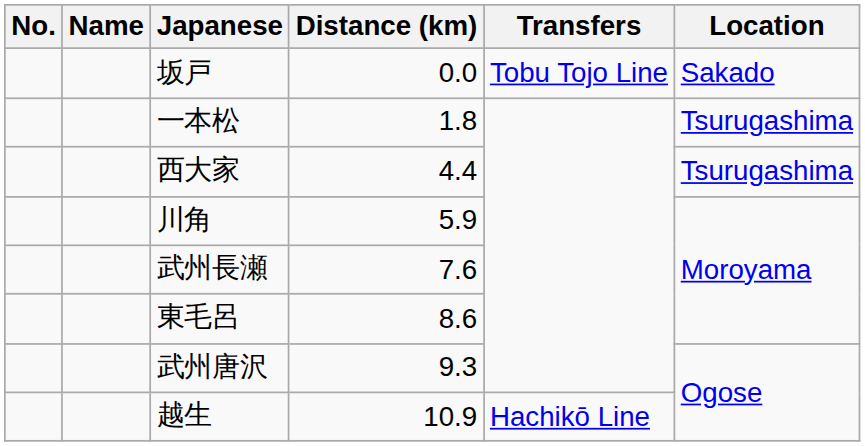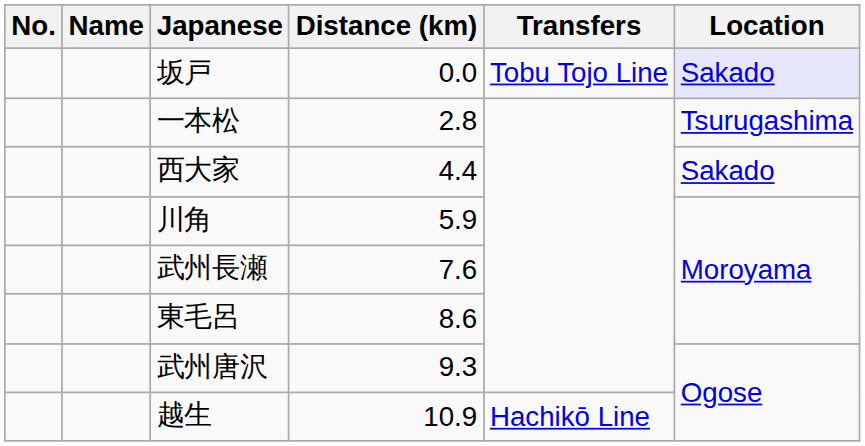(728, 72) no background -> (728, 72) lavender background
(458, 122) 1.8 -> (458, 122) 2.8
(767, 171) Tsurugashima -> (728, 171) Sakado
